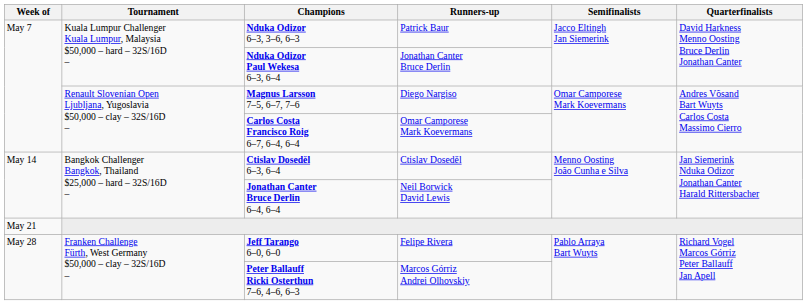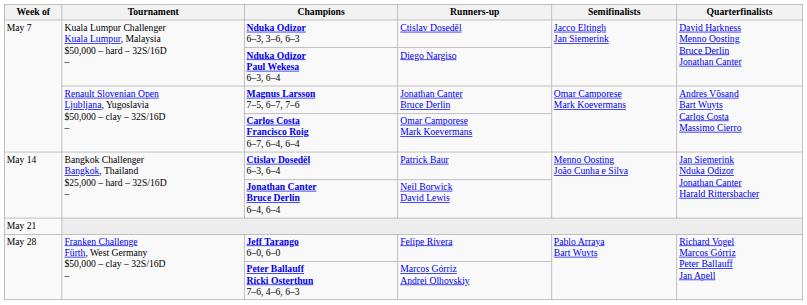(424, 27) Patrick Baur -> (431, 27) Ctislav Doseděl
(431, 60) Jonathan Canter Bruce Derlin -> (428, 55) Diego Nargiso
(428, 93) Diego Nargiso -> (431, 99) Jonathan Canter Bruce Derlin
(431, 159) Ctislav Doseděl -> (424, 159) Patrick Baur
